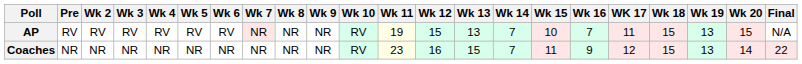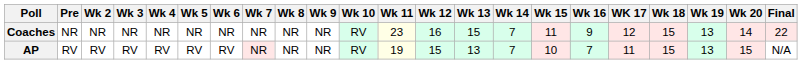rows swapped: (31, 31) <-> (31, 50)
